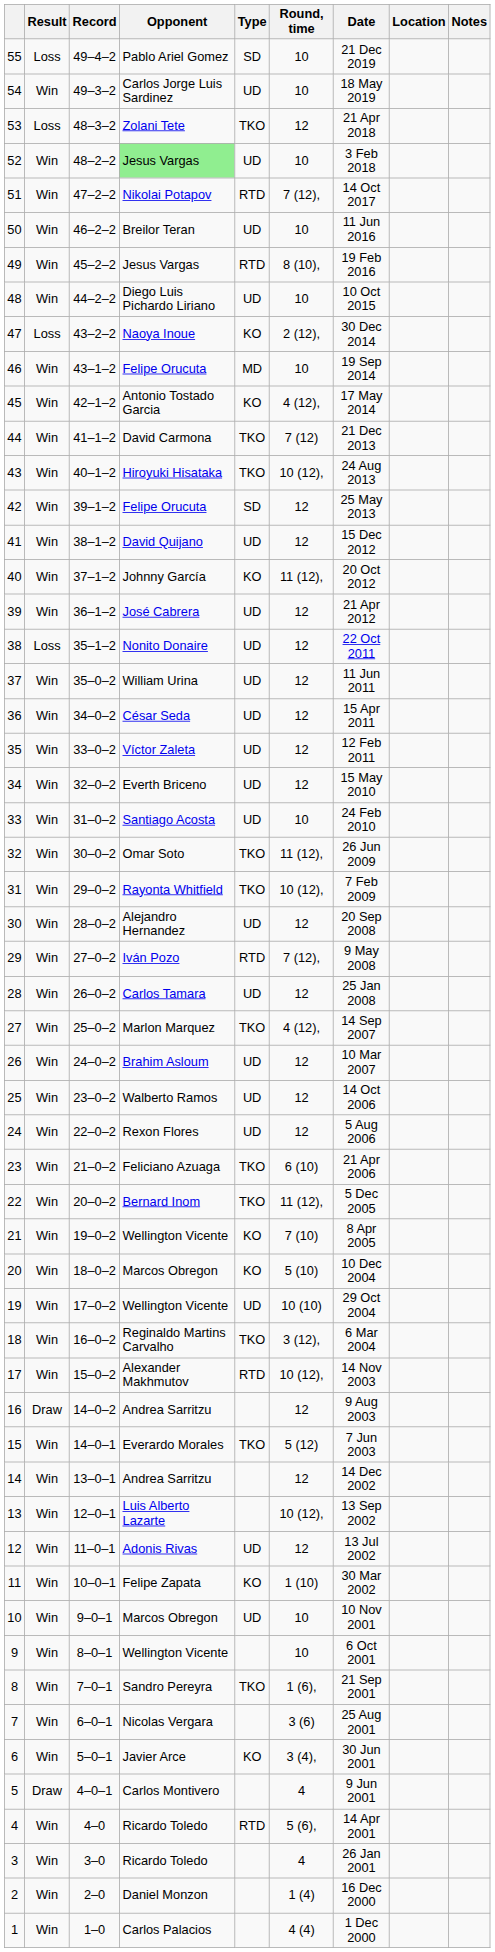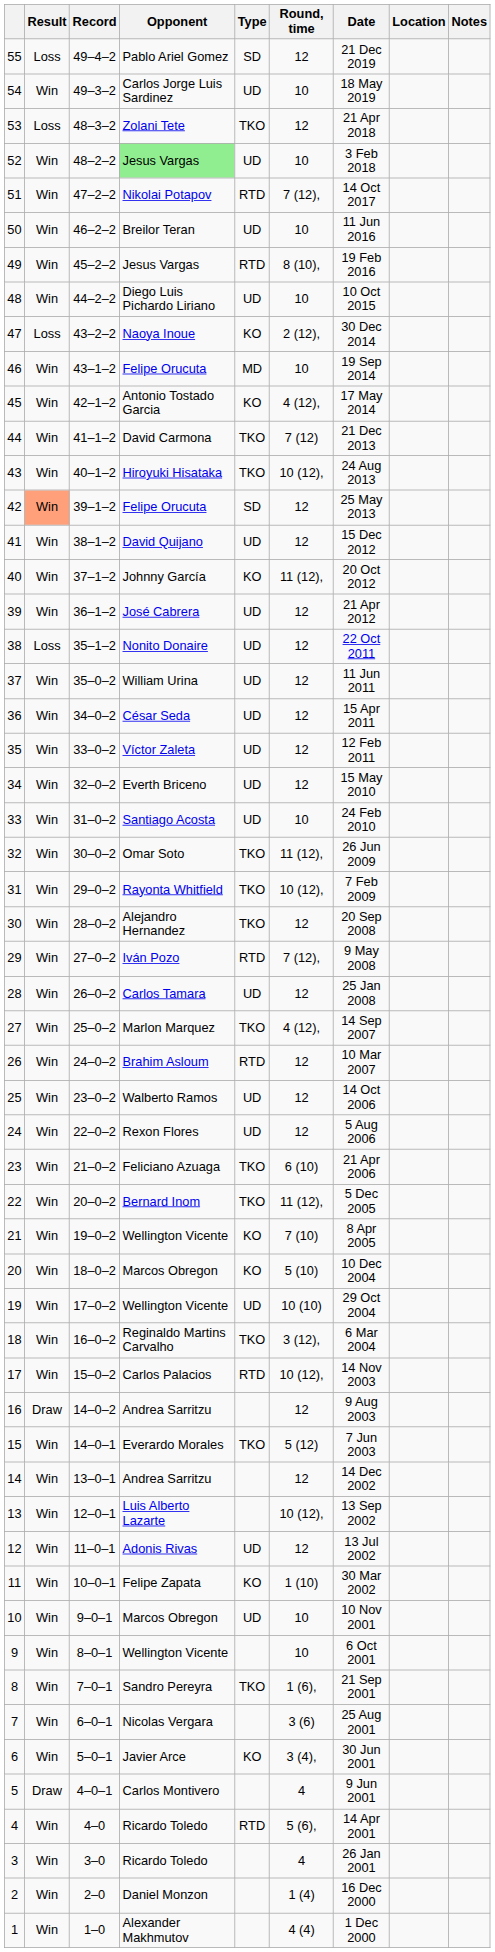(302, 56) 10 -> (302, 56) 12
(47, 507) no background -> (47, 507) lightsalmon background
(252, 924) UD -> (252, 924) TKO
(252, 1062) UD -> (252, 1062) RTD
(156, 1375) Alexander Makhmutov -> (167, 1375) Carlos Palacios
(167, 1930) Carlos Palacios -> (156, 1930) Alexander Makhmutov
